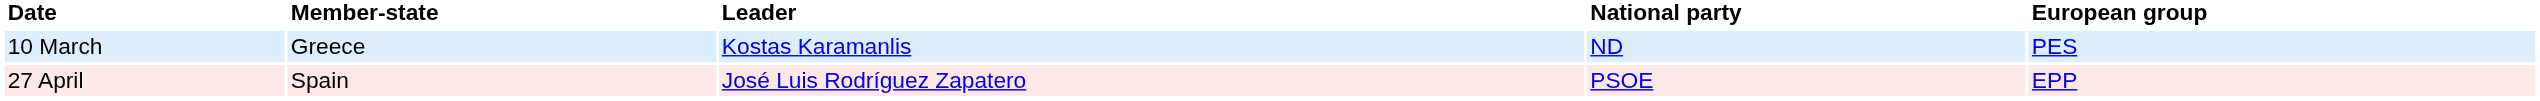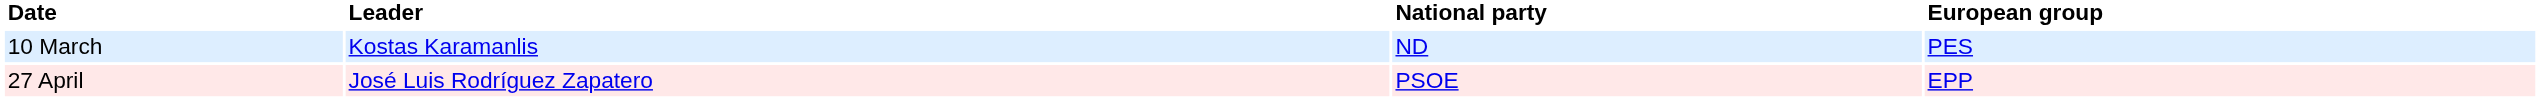- column: (365, 12)
